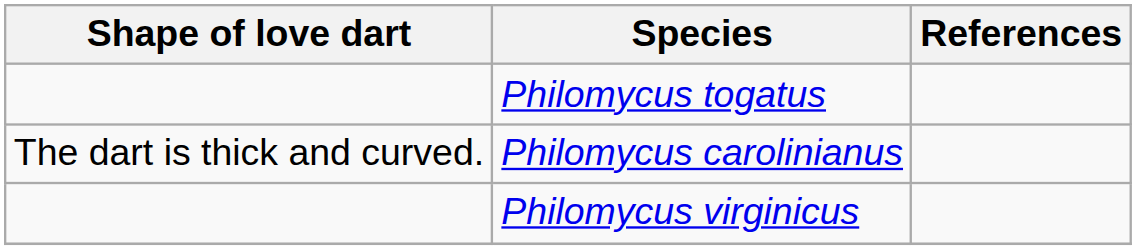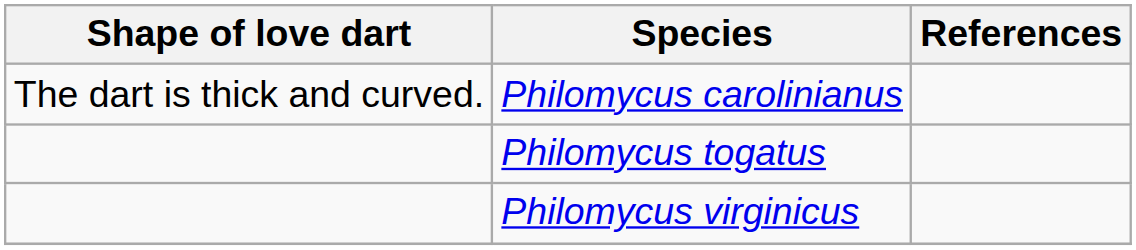rows swapped: (702, 152) <-> (664, 93)
